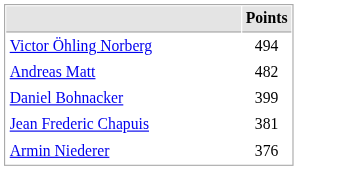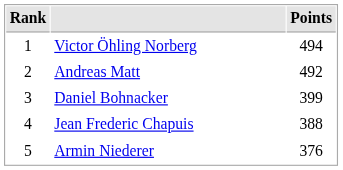+ column: (28, 18)
(267, 72) 482 -> (311, 72) 492
(267, 124) 381 -> (311, 124) 388
